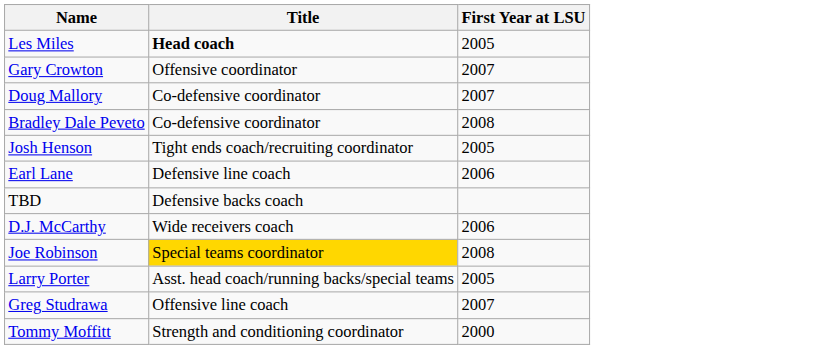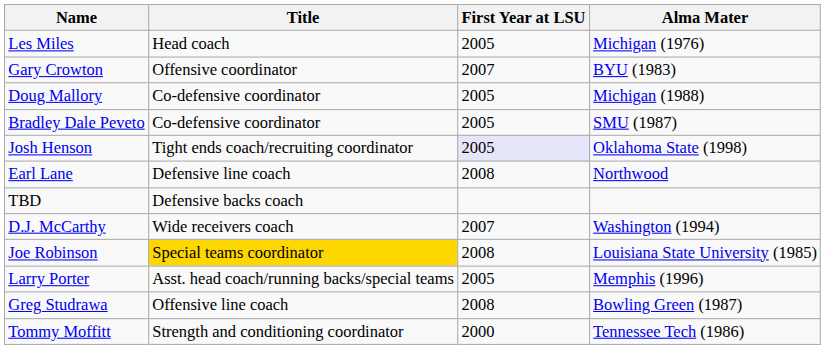+ column: (705, 17)
(193, 43) bold -> (191, 43) normal
(478, 95) 2007 -> (478, 95) 2005
(478, 122) 2008 -> (478, 122) 2005
(478, 148) no background -> (478, 148) lavender background
(478, 174) 2006 -> (478, 174) 2008
(478, 226) 2006 -> (478, 226) 2007
(478, 305) 2007 -> (478, 305) 2008
